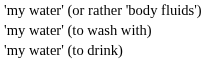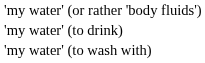rows swapped: (63, 50) <-> (78, 30)
